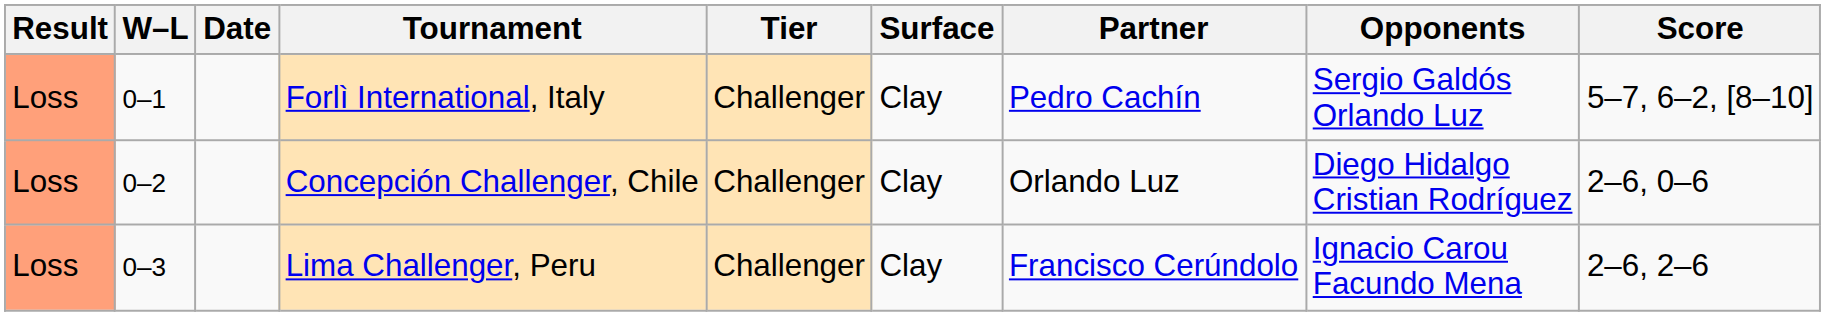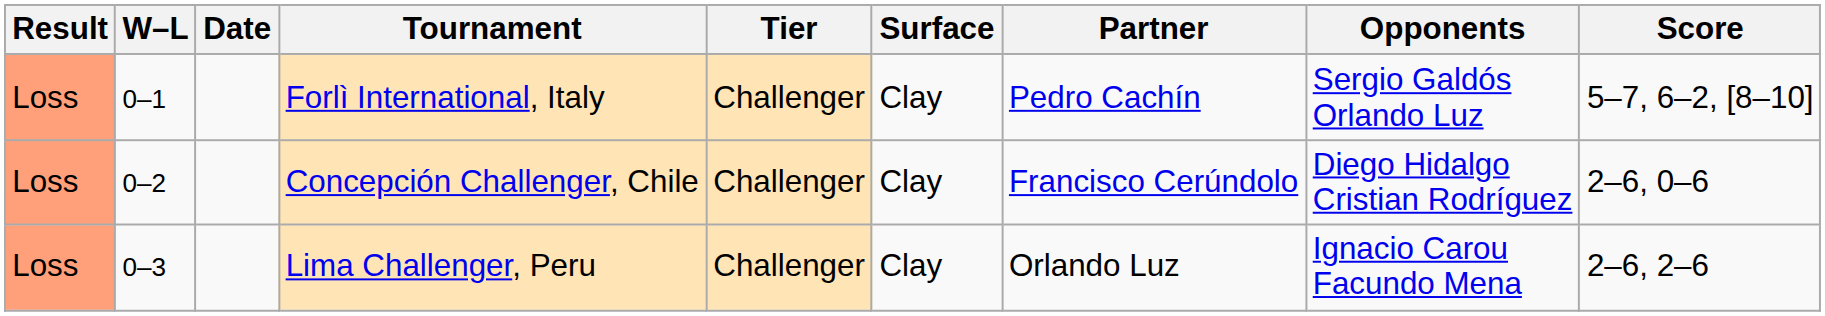(1094, 181) Orlando Luz -> (1154, 181) Francisco Cerúndolo
(1154, 266) Francisco Cerúndolo -> (1094, 266) Orlando Luz
